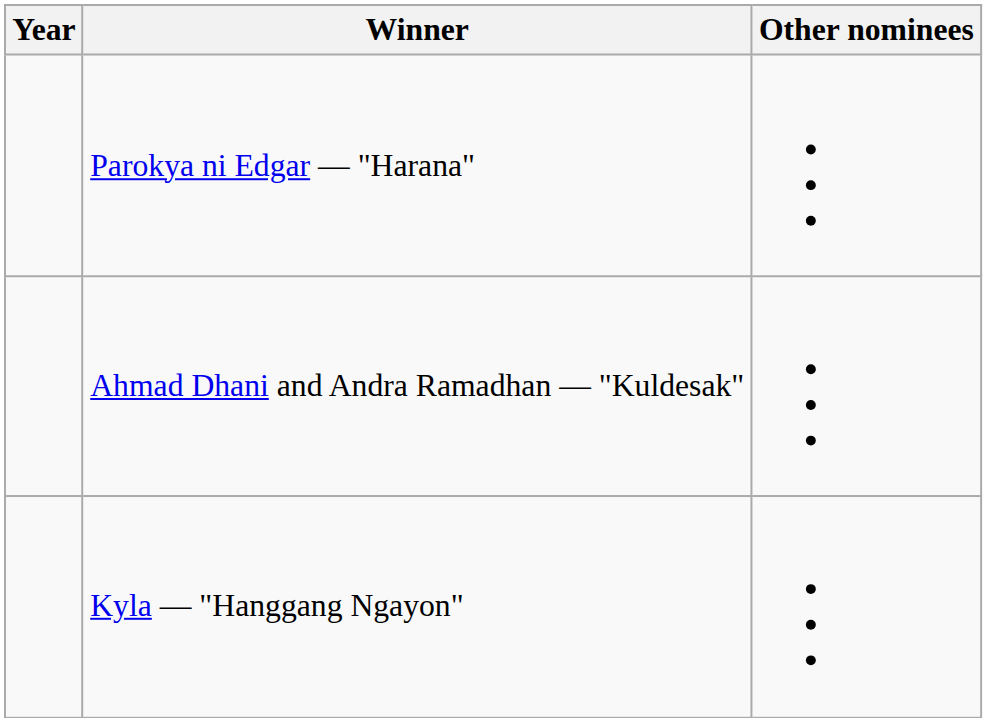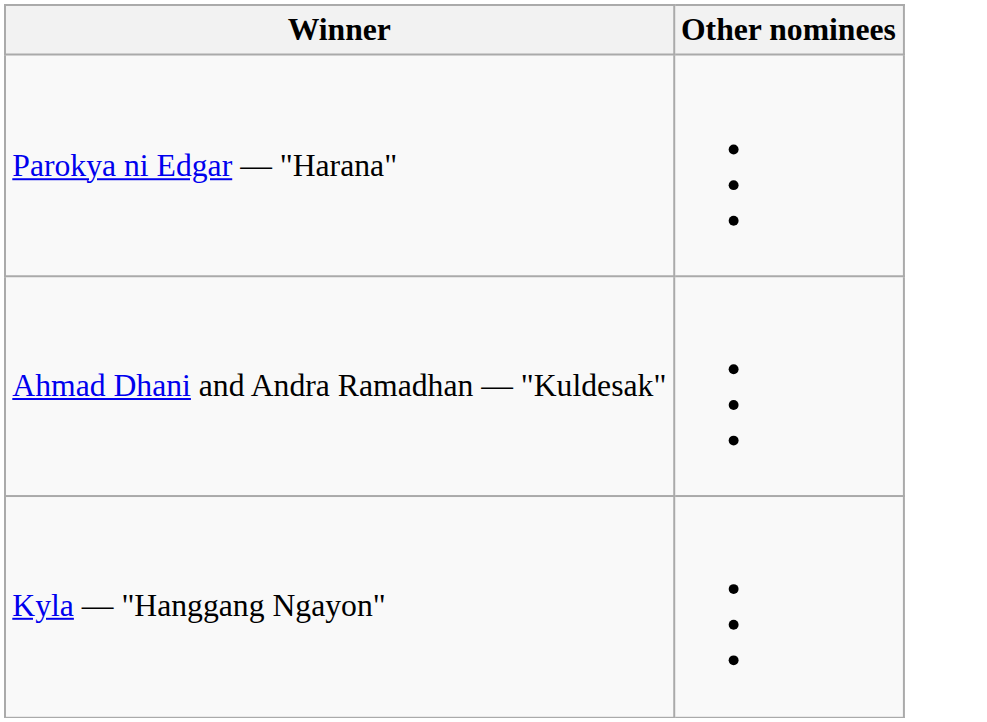- column: (44, 29)
